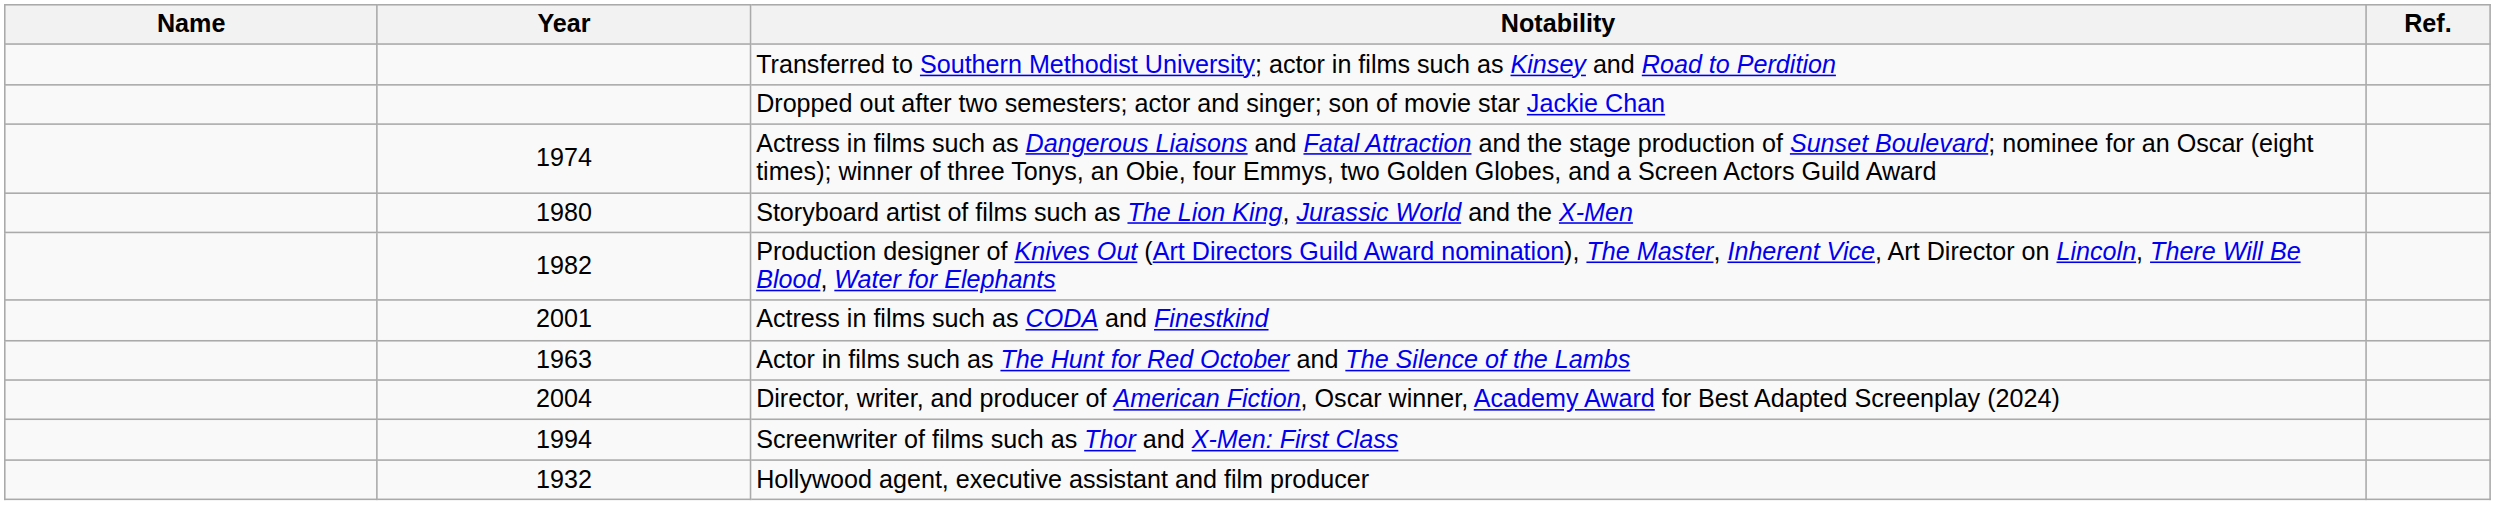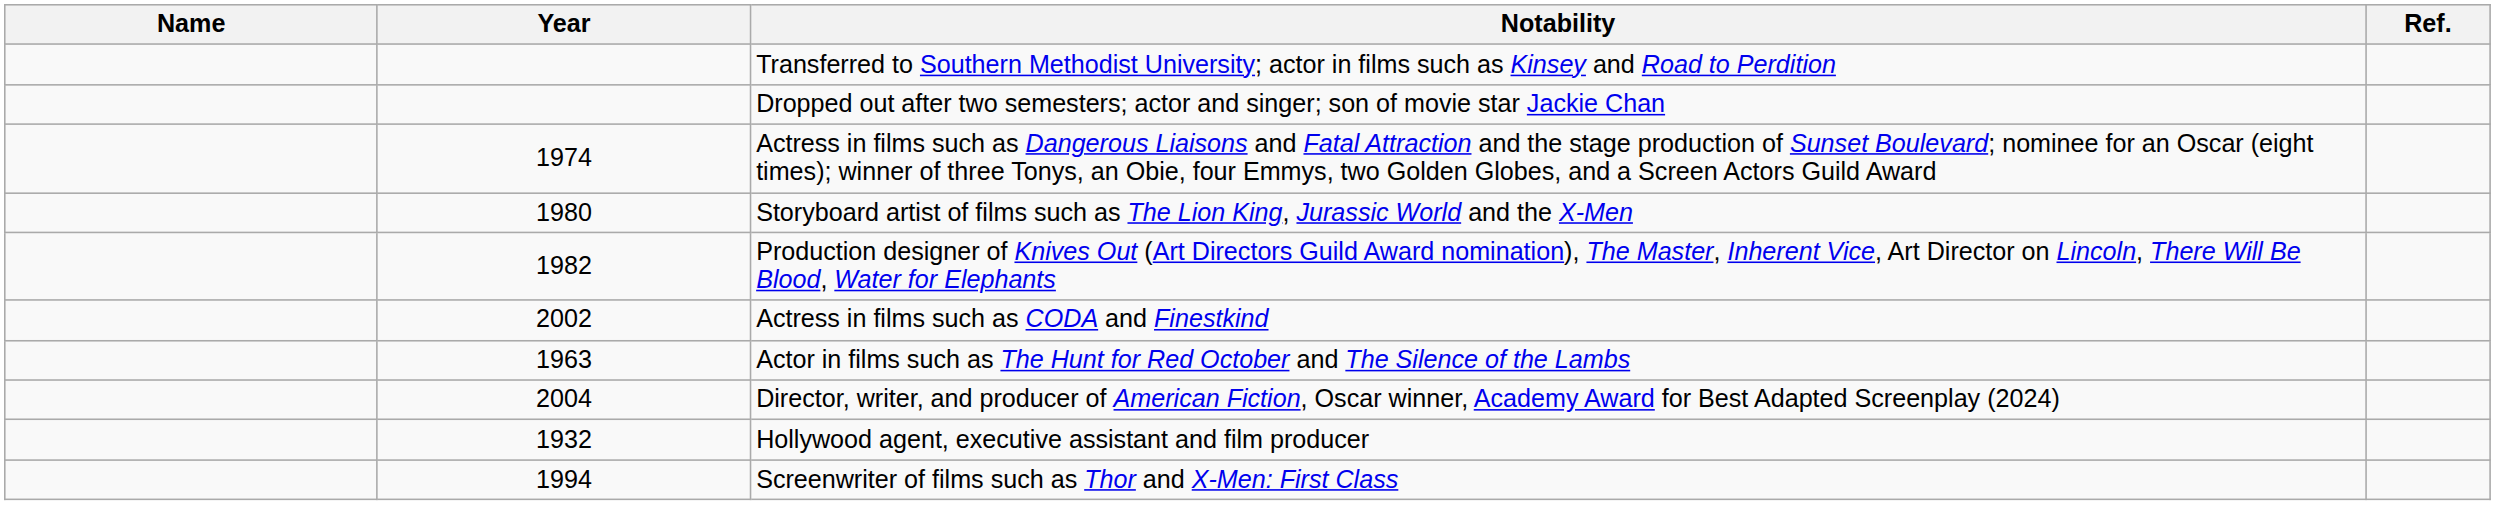(564, 319) 2001 -> (564, 319) 2002
rows swapped: (1063, 479) <-> (1077, 439)
